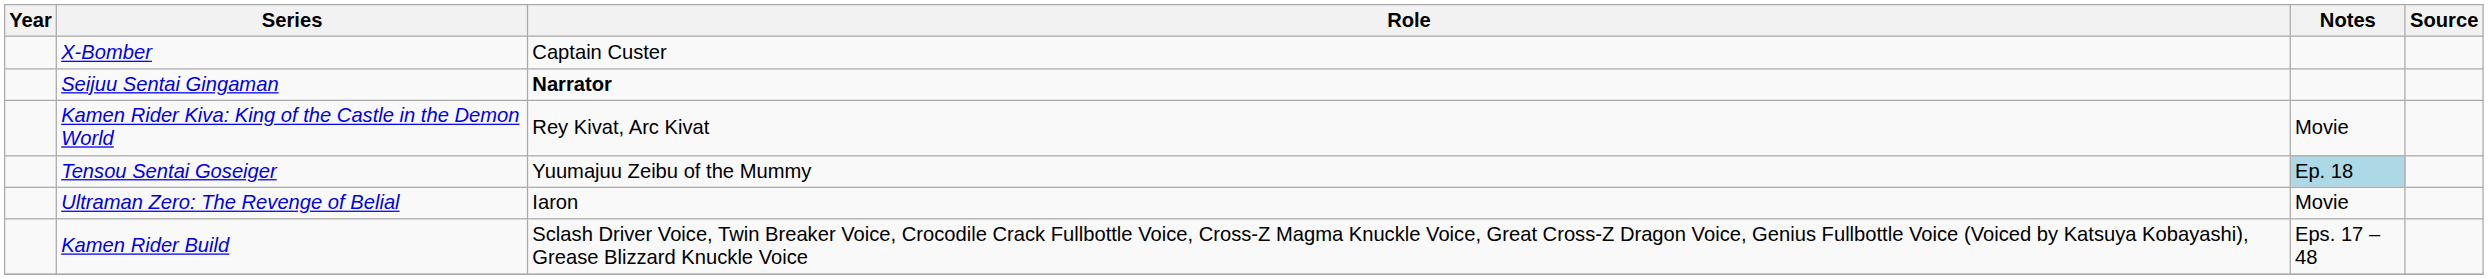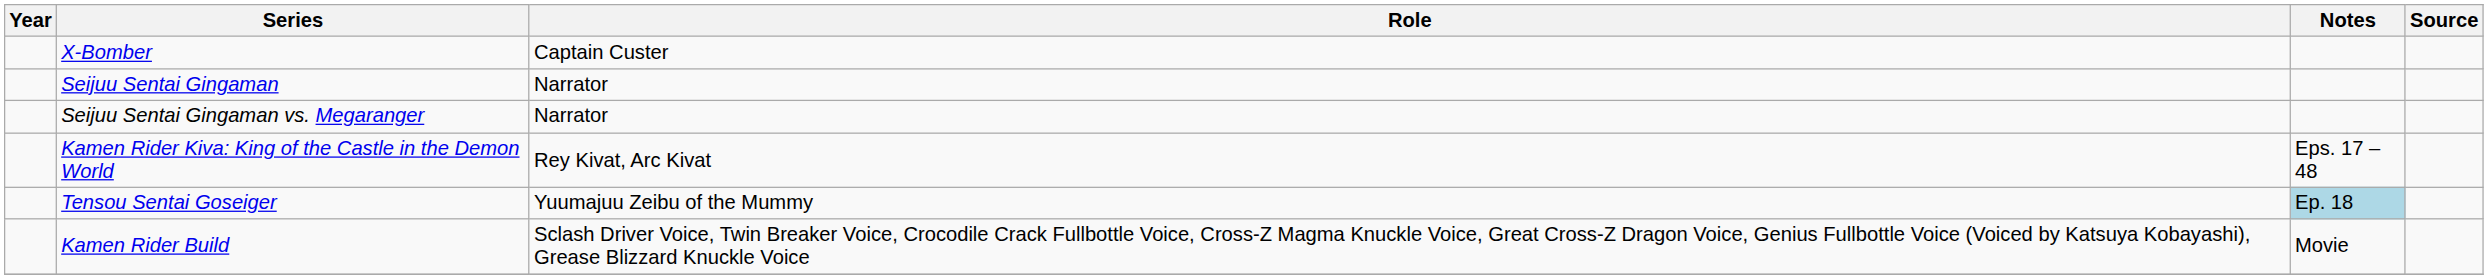(572, 84) bold -> (571, 84) normal
+ row: (243, 116)
(2322, 127) Movie -> (2338, 159) Eps. 17 – 48
- row: (230, 203)
(2338, 246) Eps. 17 – 48 -> (2322, 246) Movie
